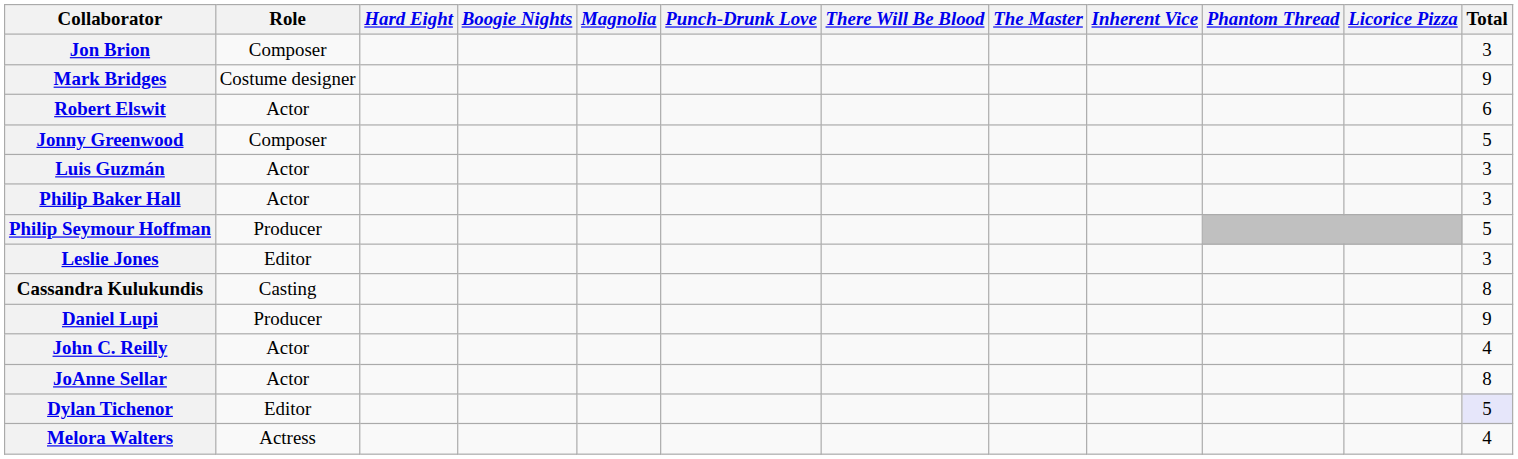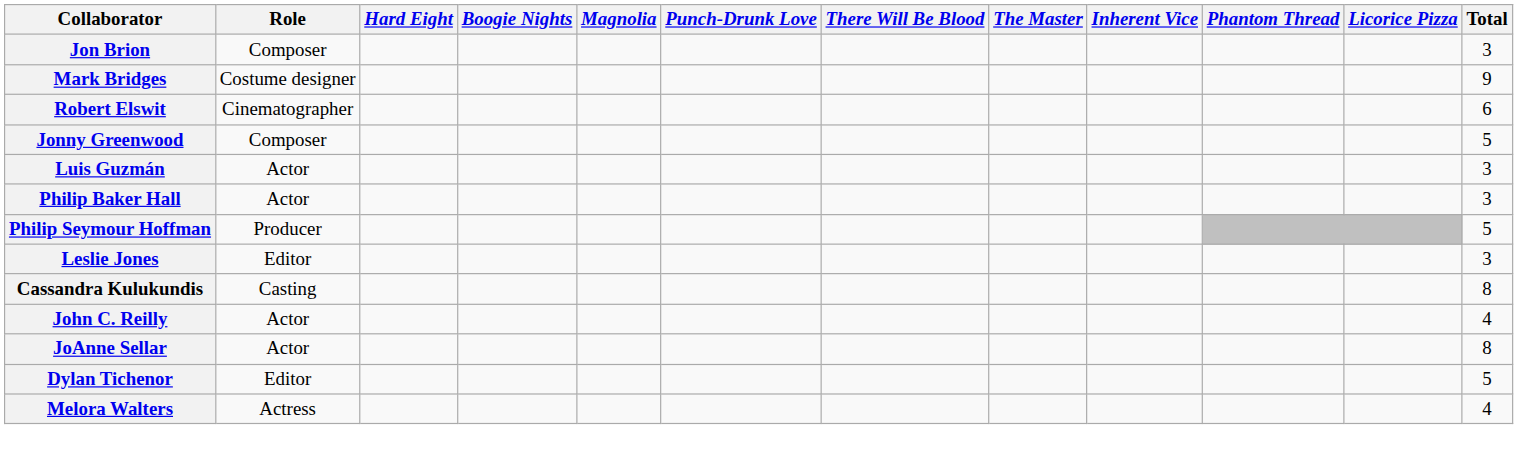(288, 109) Actor -> (288, 109) Cinematographer
- row: (110, 318)
(1487, 408) lavender background -> (1487, 378) no background
